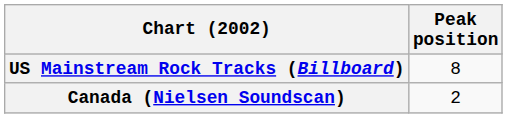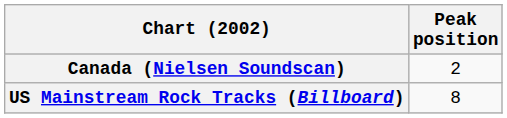rows swapped: (207, 98) <-> (207, 69)
